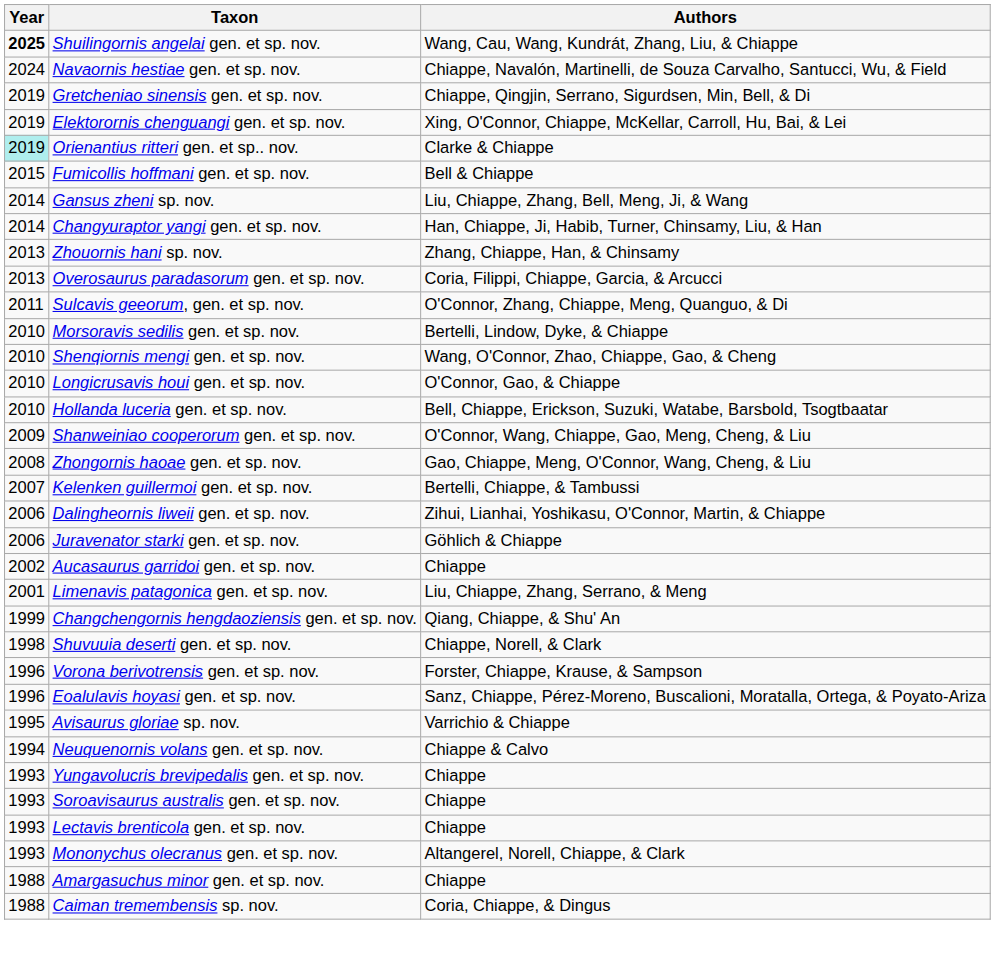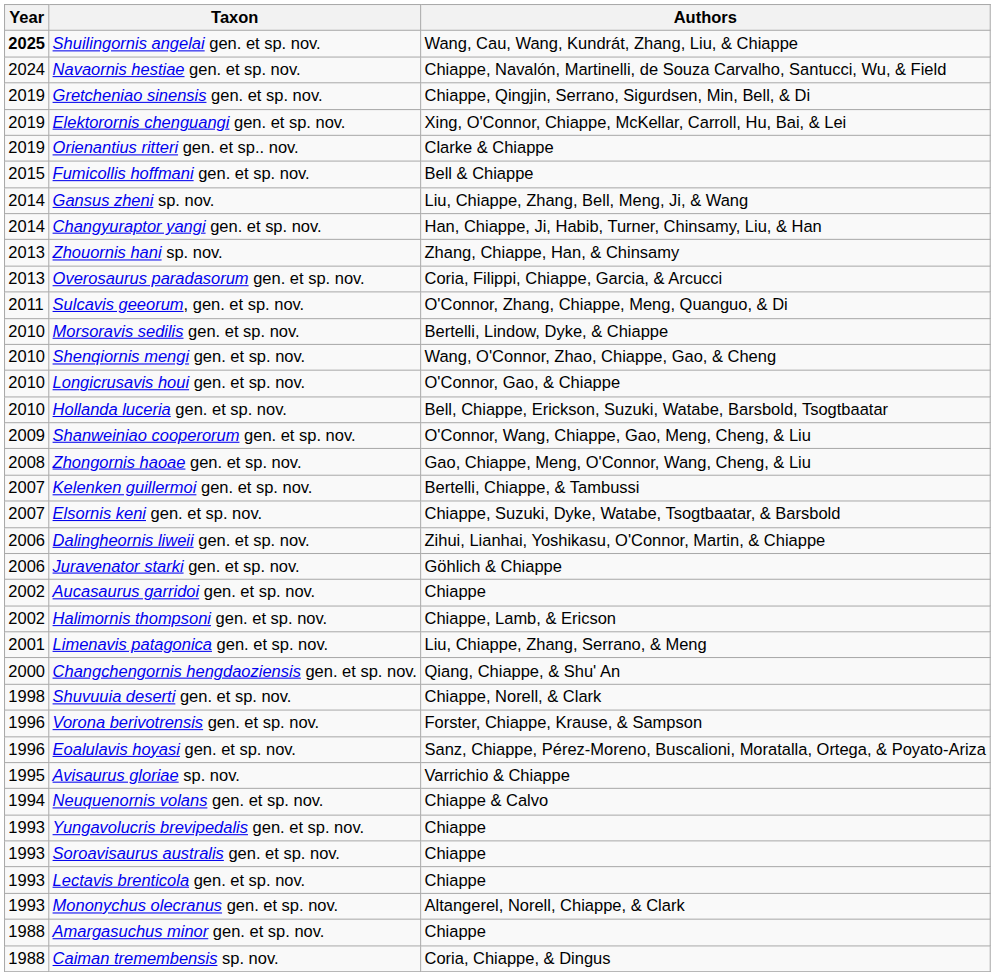(27, 148) paleturquoise background -> (27, 148) no background
+ row: (157, 514)
+ row: (190, 618)
(27, 618) 1999 -> (27, 670) 2000
